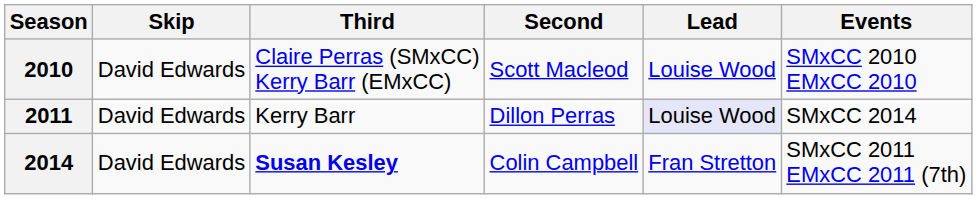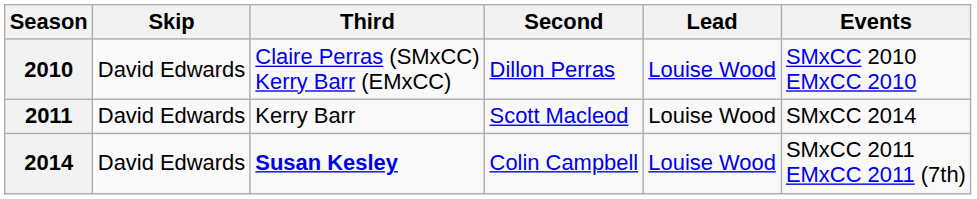(559, 68) Scott Macleod -> (552, 68) Dillon Perras
(552, 116) Dillon Perras -> (559, 116) Scott Macleod
(712, 116) lavender background -> (712, 116) no background
(712, 163) Fran Stretton -> (712, 163) Louise Wood
